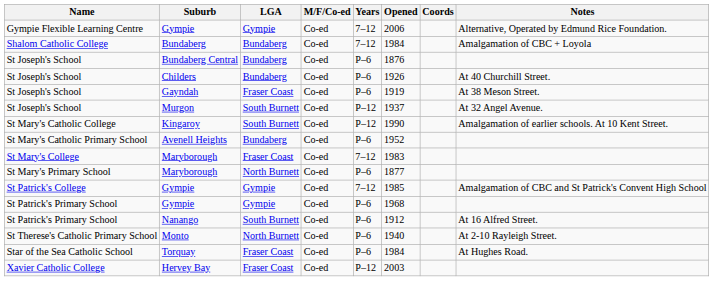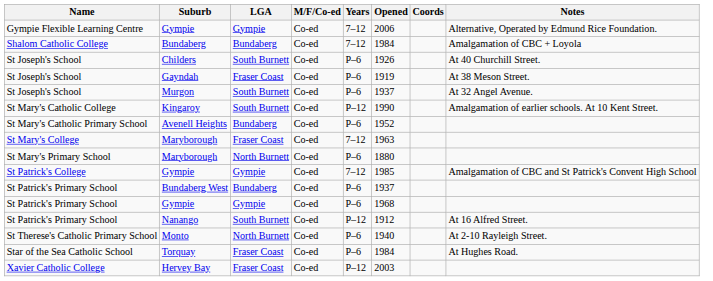- row: (44, 60)
(265, 76) Bundaberg -> (261, 60) South Burnett
(366, 108) P–12 -> (353, 92) P–6
(394, 156) 1983 -> (384, 140) 1963
(394, 172) 1877 -> (384, 156) 1880
+ row: (62, 188)
(363, 220) P–6 -> (356, 220) P–12
